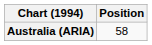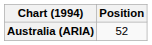(122, 31) 58 -> (122, 31) 52
